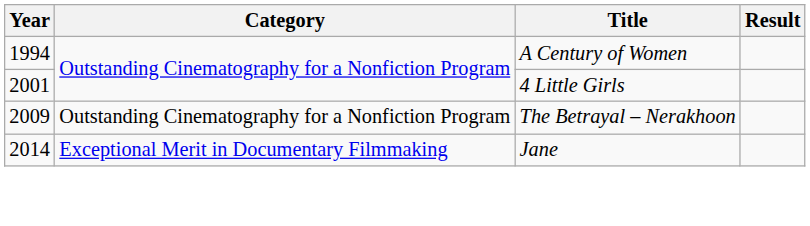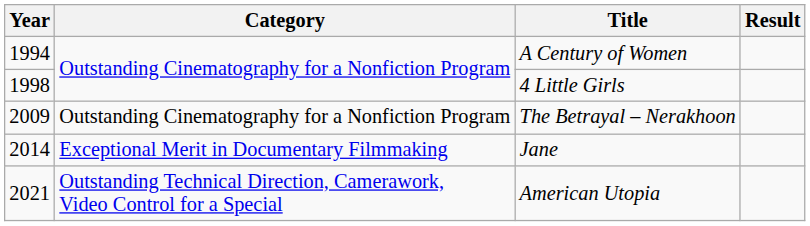(30, 85) 2001 -> (30, 85) 1998
+ row: (590, 193)
